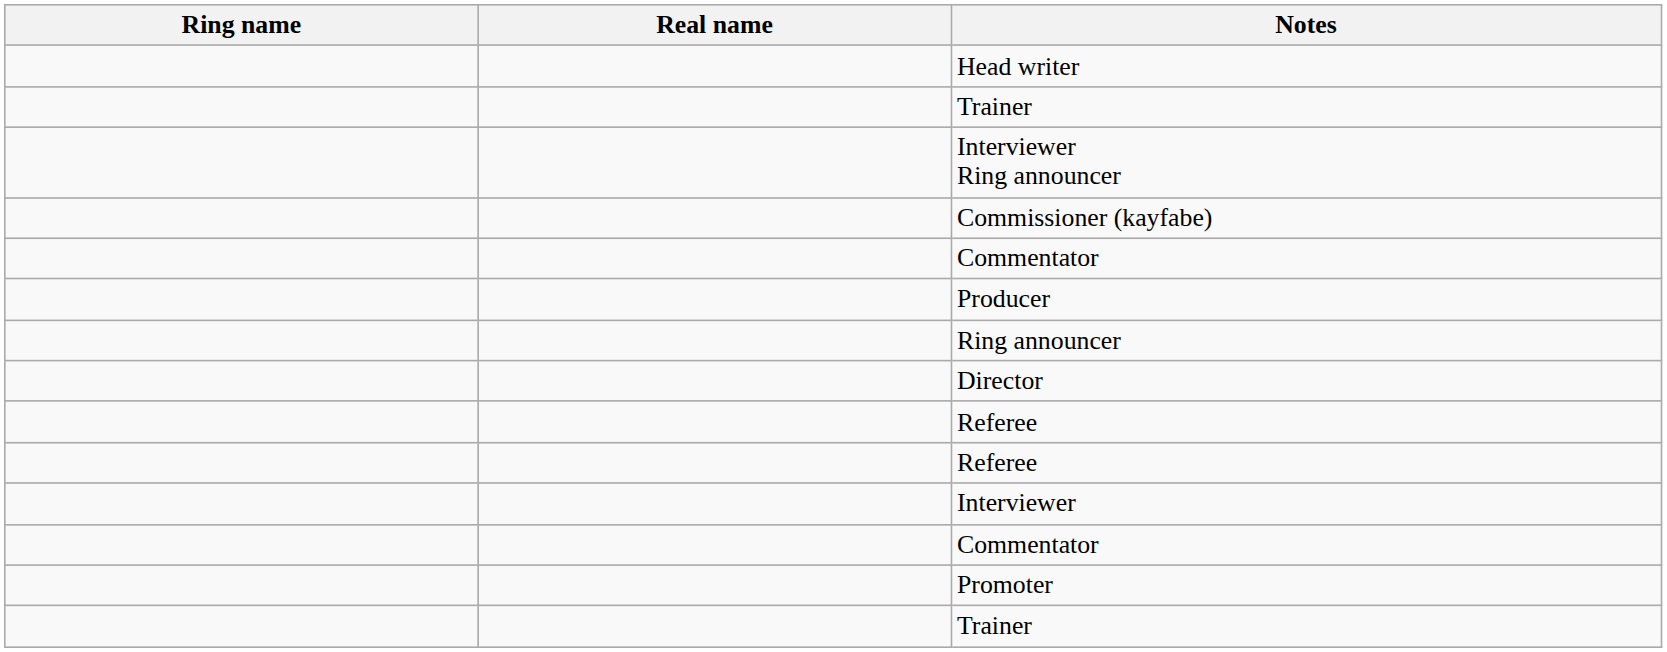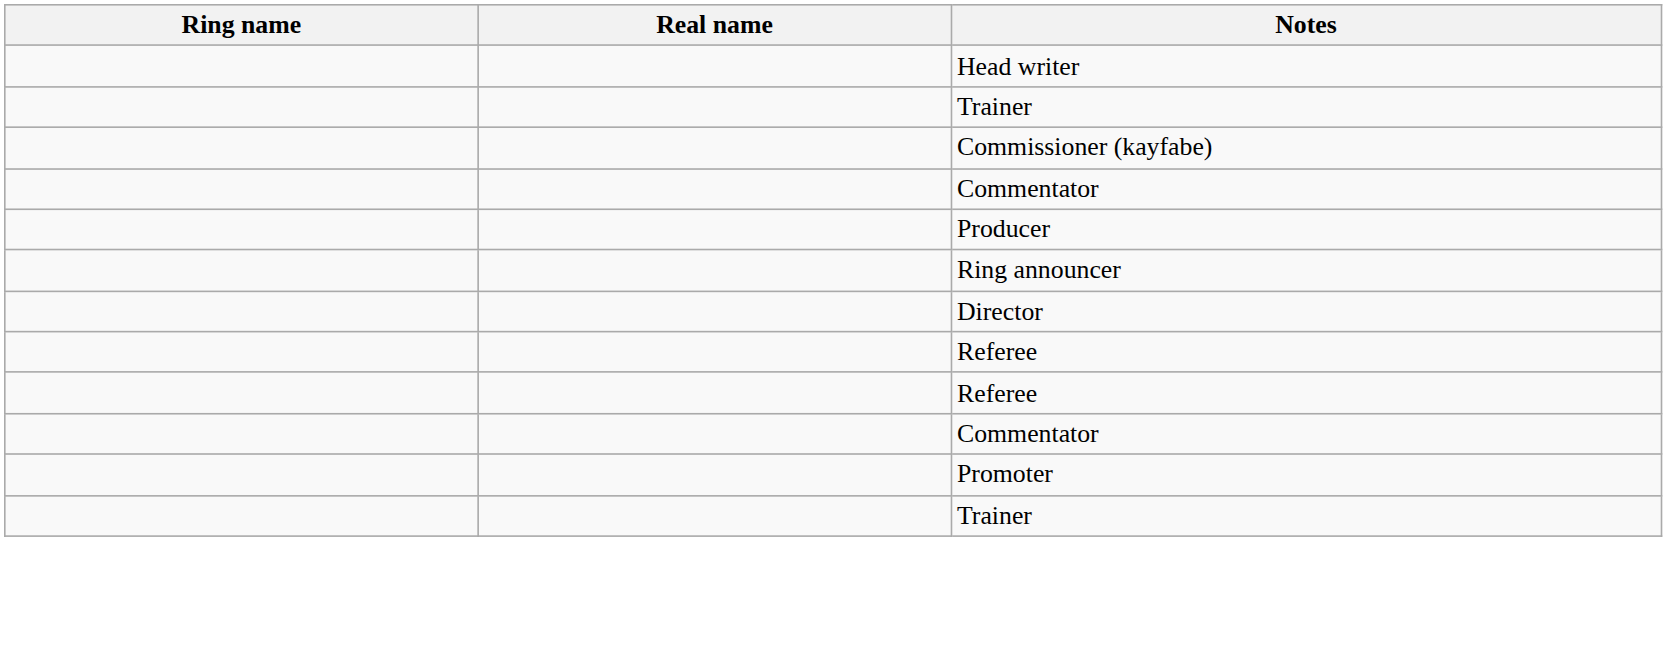- row: (241, 162)
- row: (241, 504)
